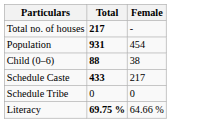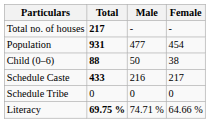+ column: (147, 12)
